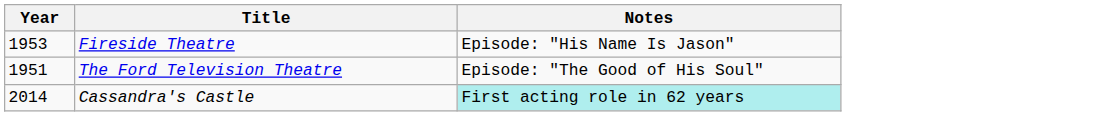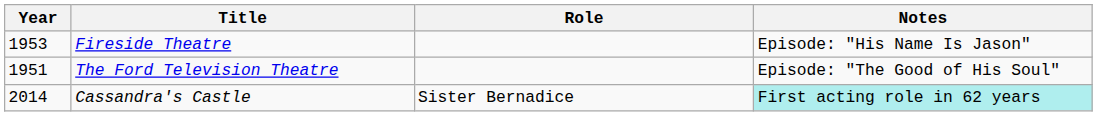+ column: (584, 18)
